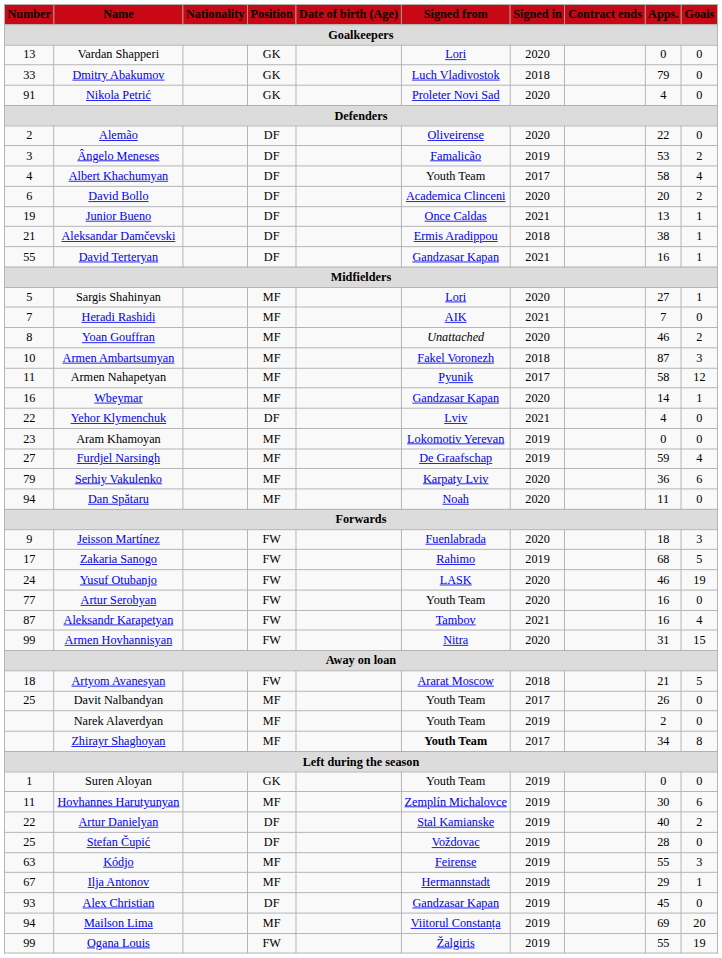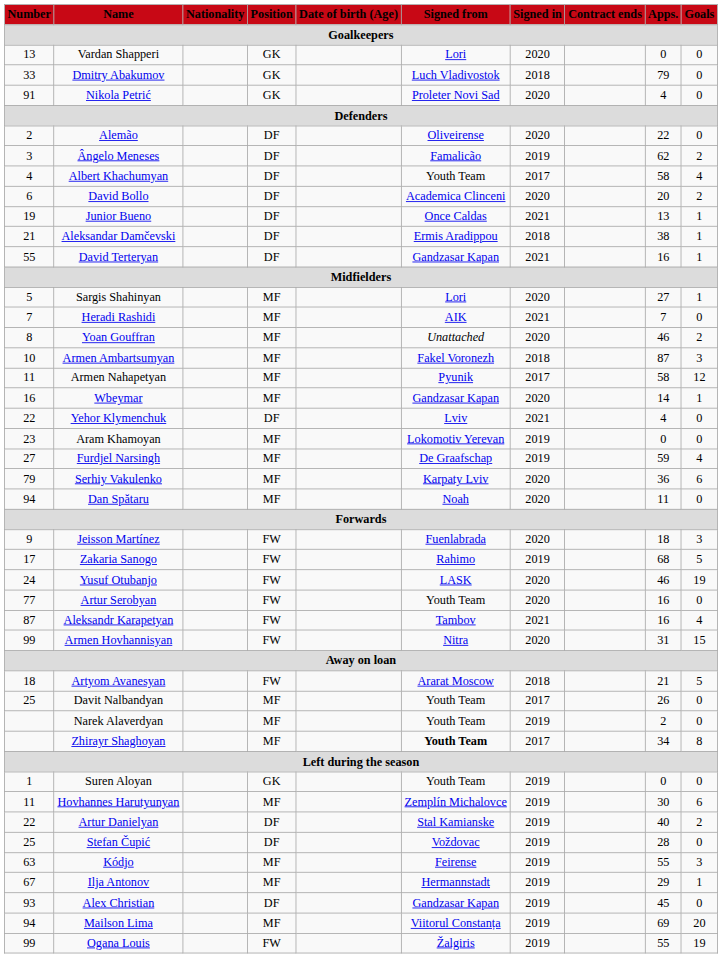(663, 156) 53 -> (663, 156) 62
